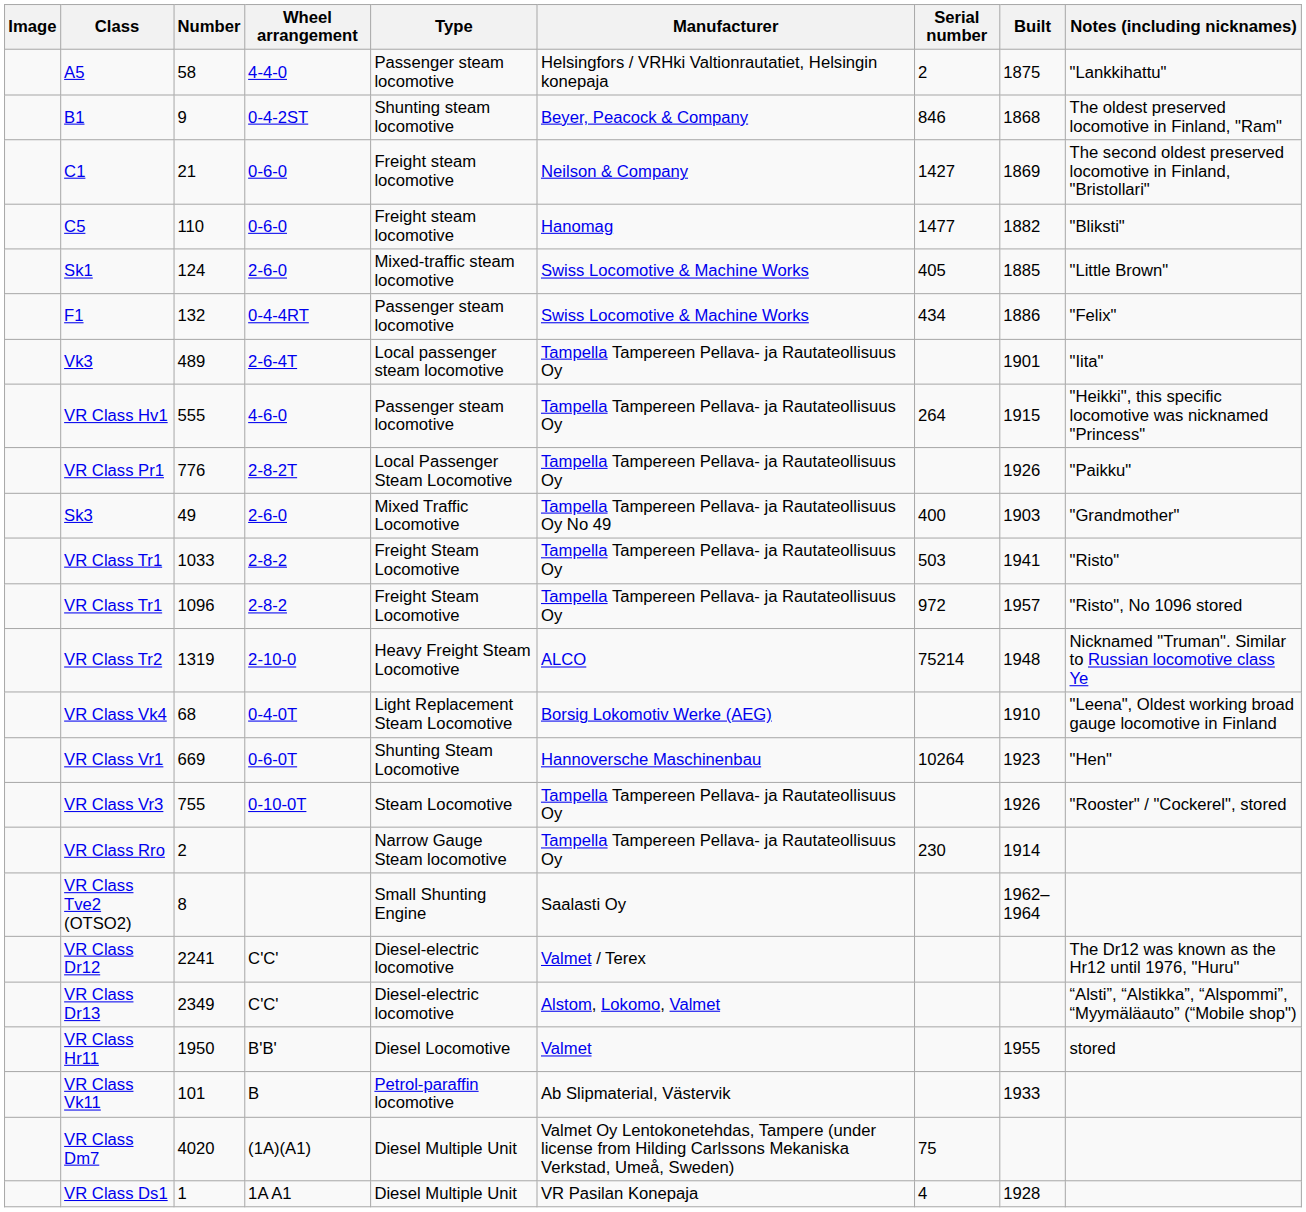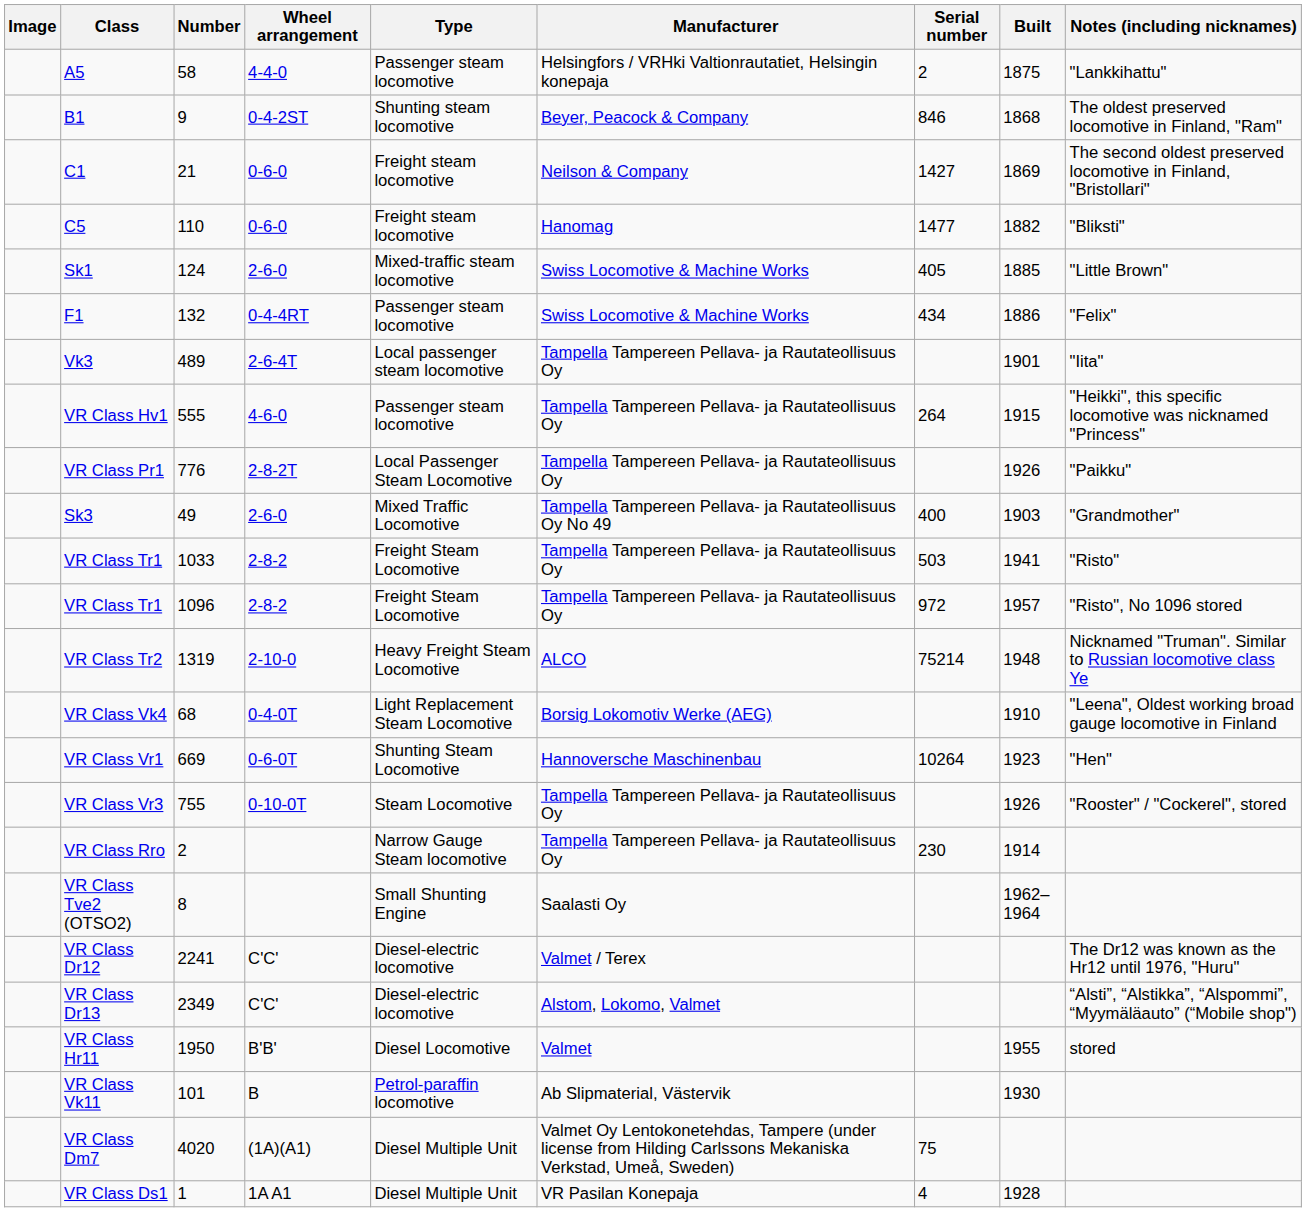(1022, 1094) 1933 -> (1022, 1094) 1930
